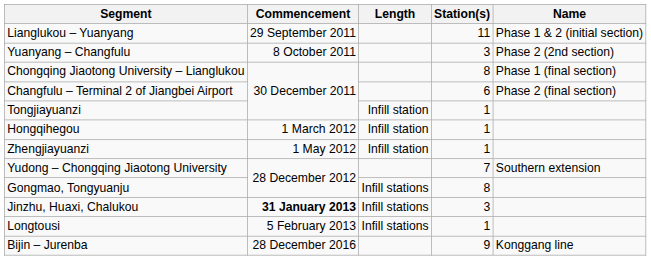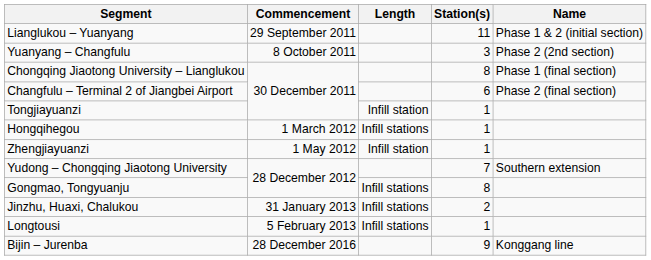(398, 129) Infill station -> (395, 129) Infill stations
(309, 206) bold -> (311, 206) normal
(487, 206) 3 -> (487, 206) 2
